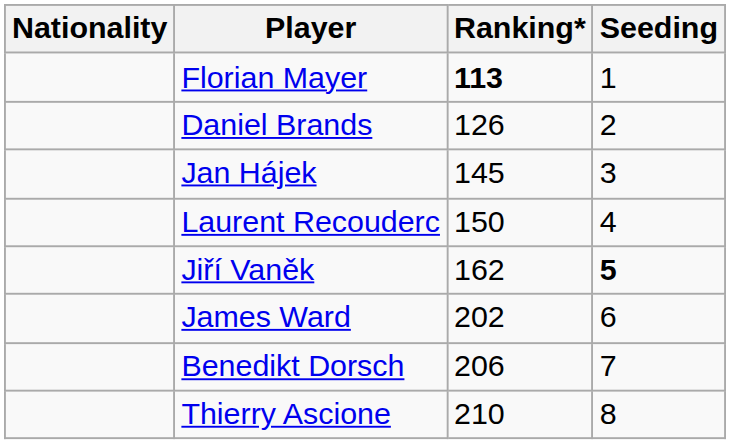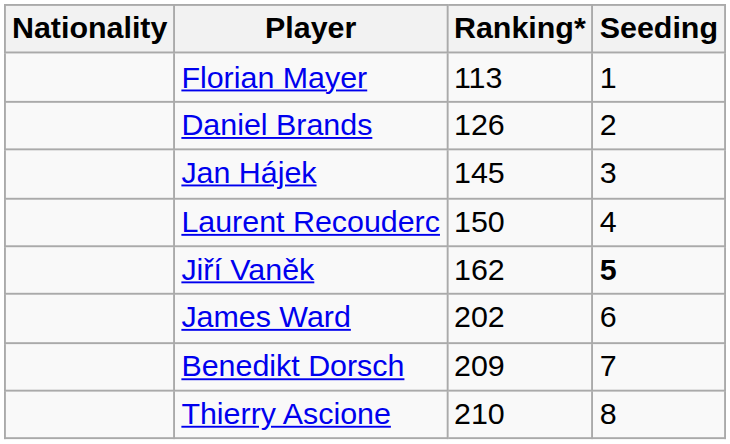(478, 76) bold -> (478, 76) normal
(479, 366) 206 -> (479, 366) 209
